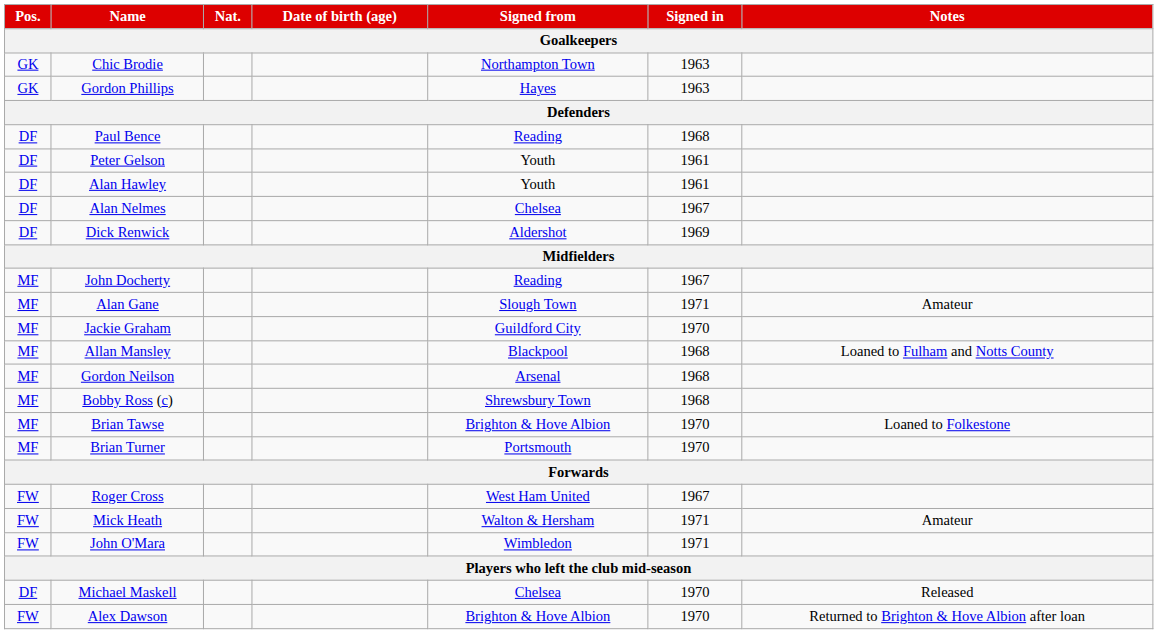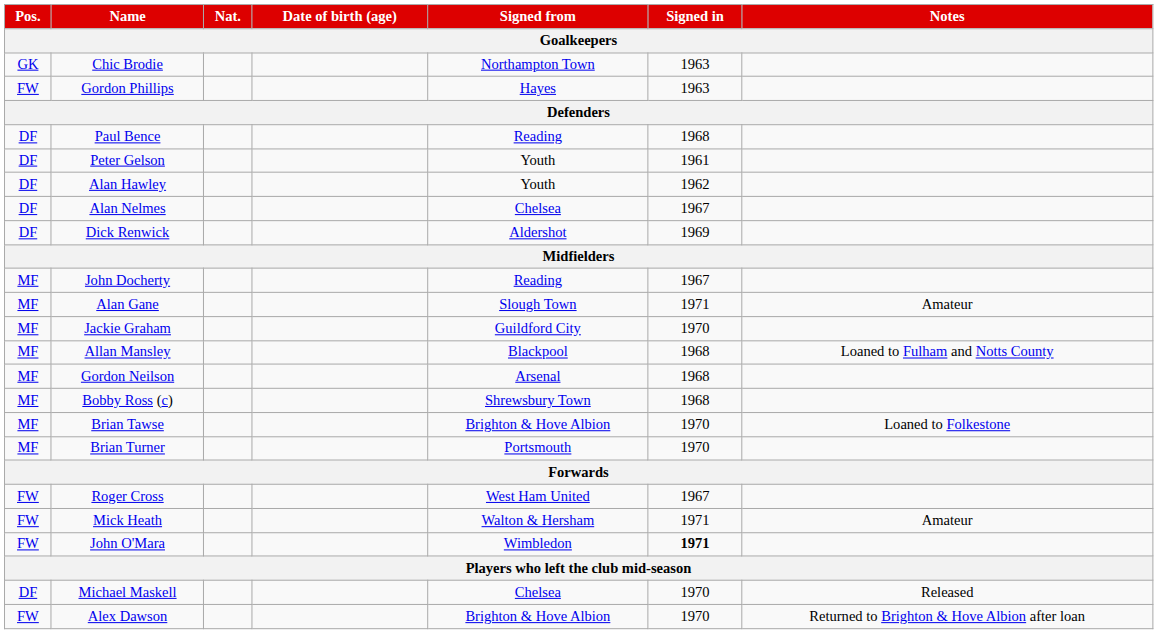(28, 88) GK -> (28, 88) FW
(695, 184) 1961 -> (695, 184) 1962
(695, 544) normal -> (695, 544) bold
